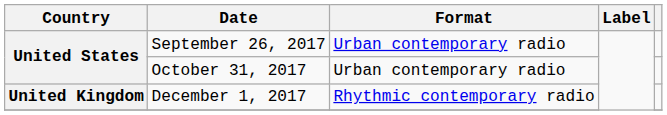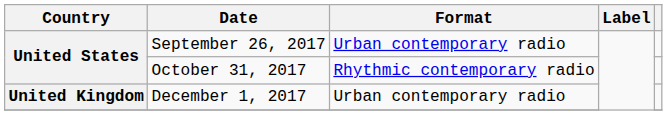(449, 70) Urban contemporary radio -> (464, 70) Rhythmic contemporary radio
(464, 97) Rhythmic contemporary radio -> (449, 97) Urban contemporary radio
